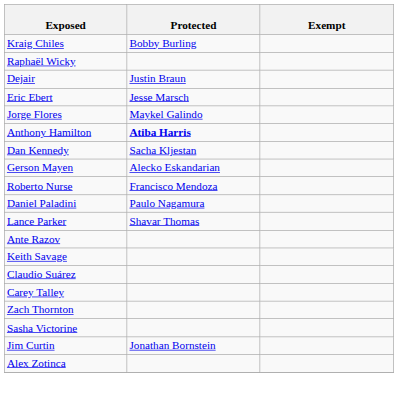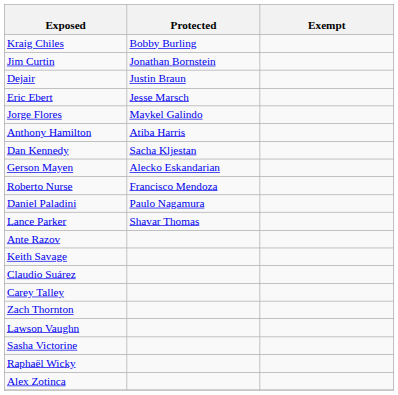rows swapped: (31, 345) <-> (41, 61)
(160, 132) bold -> (157, 132) normal
+ row: (43, 327)
